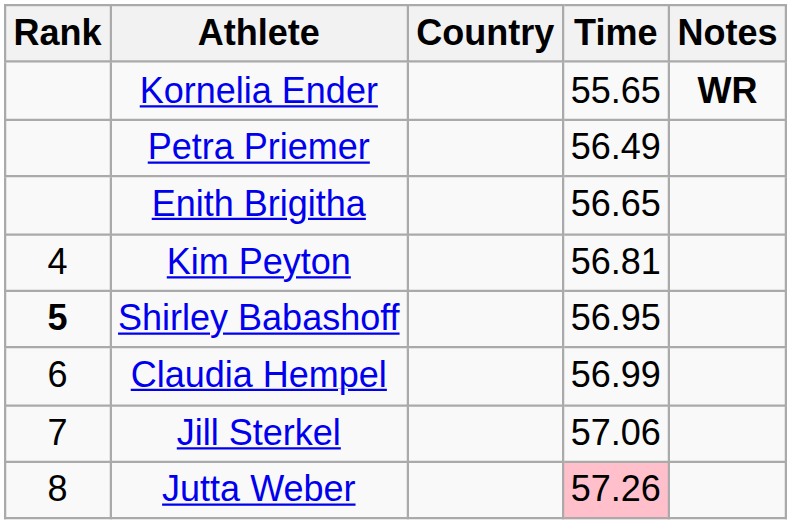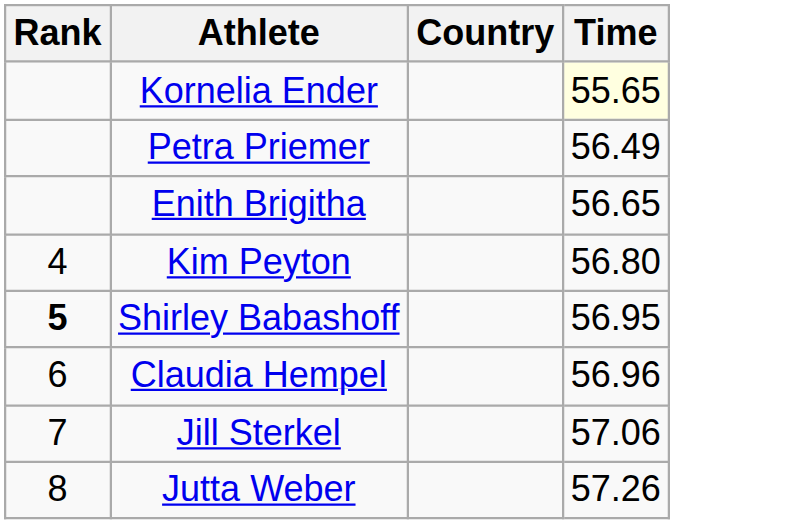- column: (727, 33)
(616, 90) no background -> (616, 90) lightyellow background
(616, 261) 56.81 -> (616, 261) 56.80
(616, 375) 56.99 -> (616, 375) 56.96
(616, 489) pink background -> (616, 489) no background
